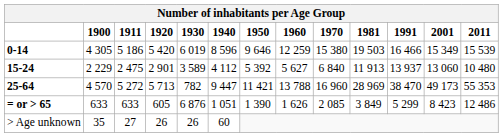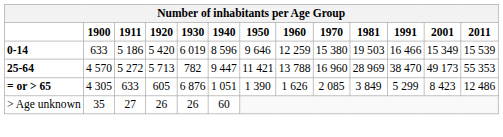(99, 50) 4 305 -> (99, 50) 633
- row: (20, 68)
(99, 104) 633 -> (99, 86) 4 305
